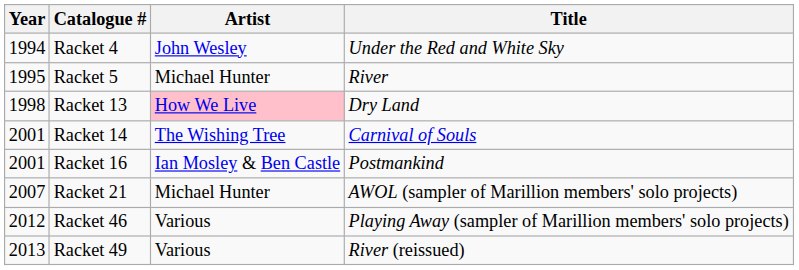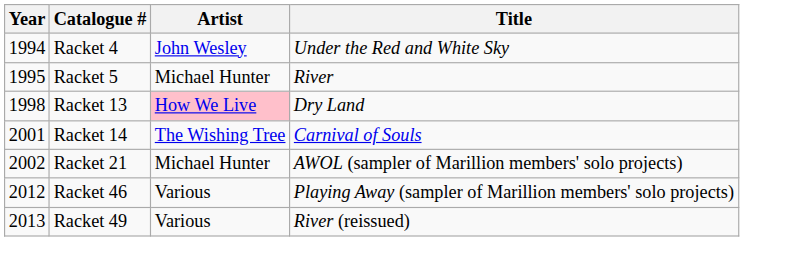- row: (90, 163)
(27, 192) 2007 -> (27, 163) 2002
